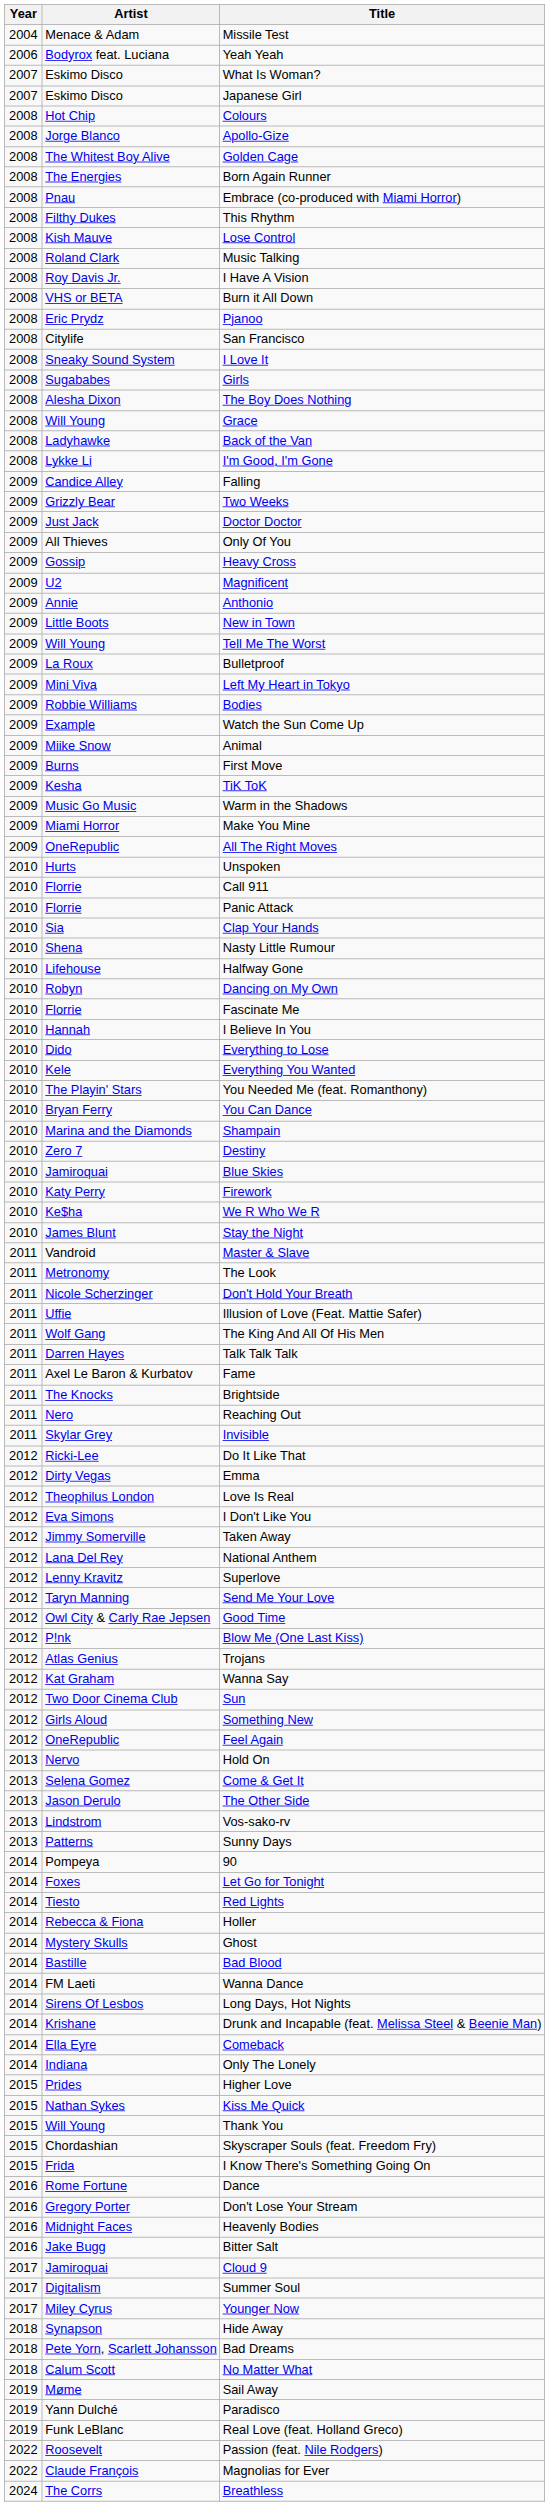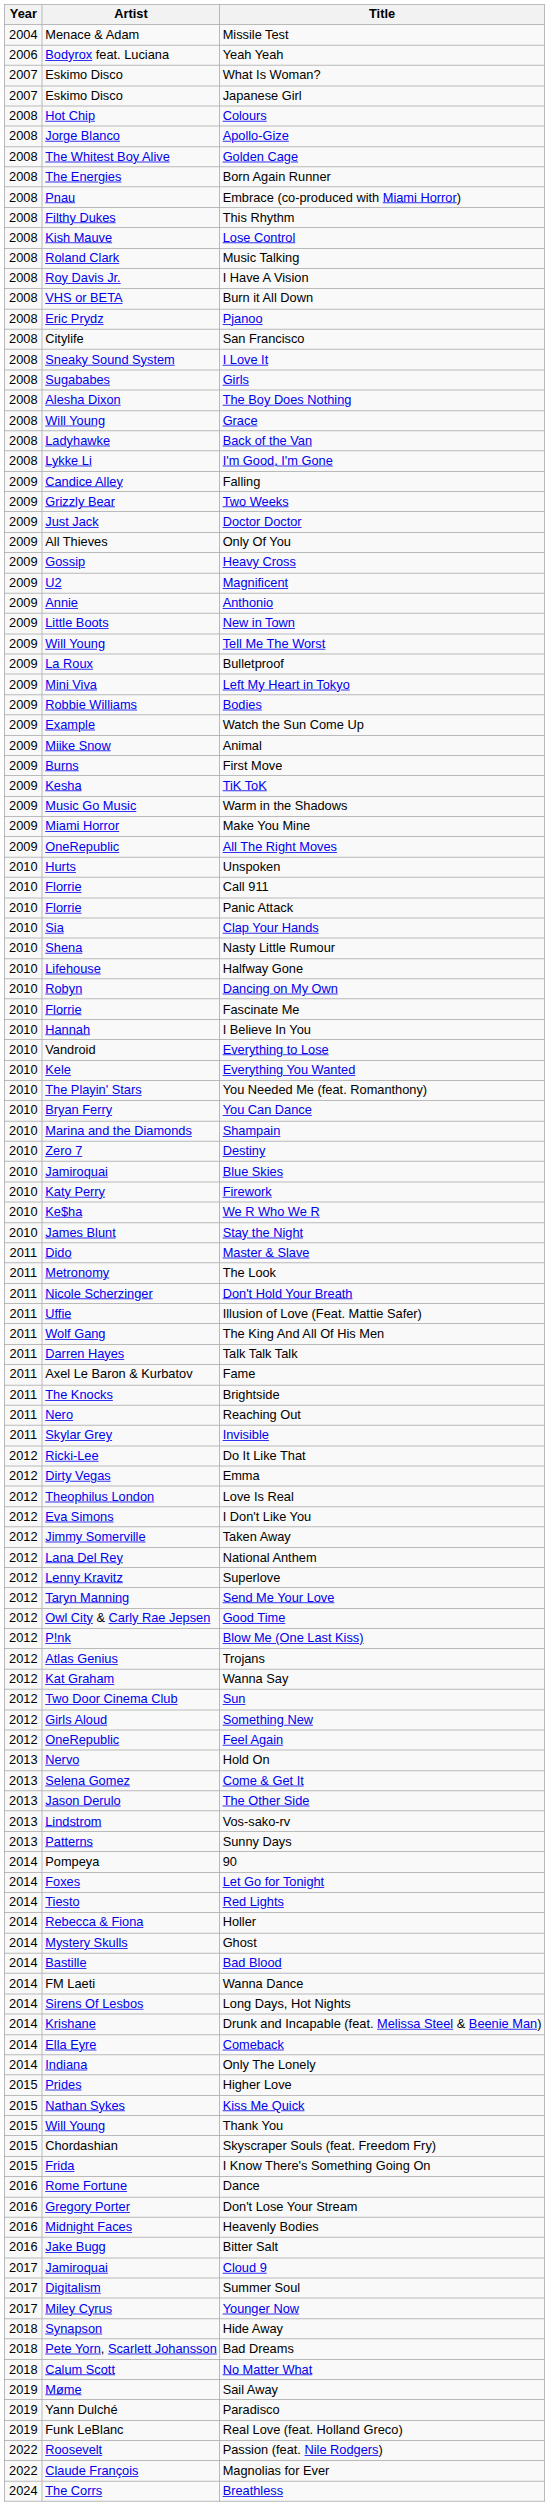(58, 1049) Dido -> (70, 1049) Vandroid
(70, 1252) Vandroid -> (58, 1252) Dido
